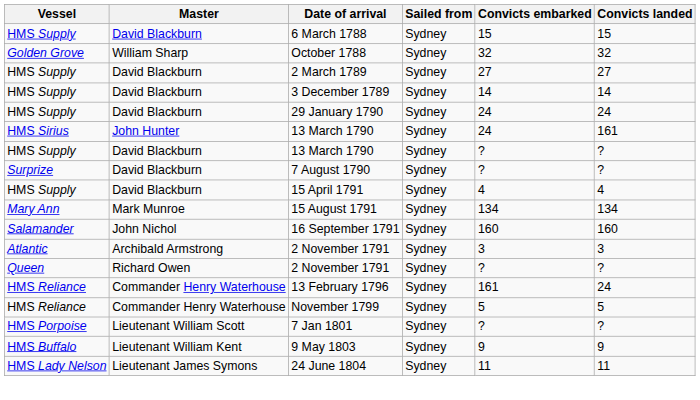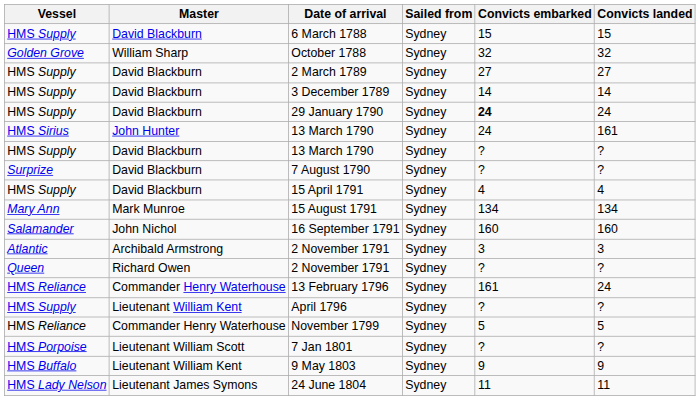(485, 111) normal -> (485, 111) bold
+ row: (41, 307)
